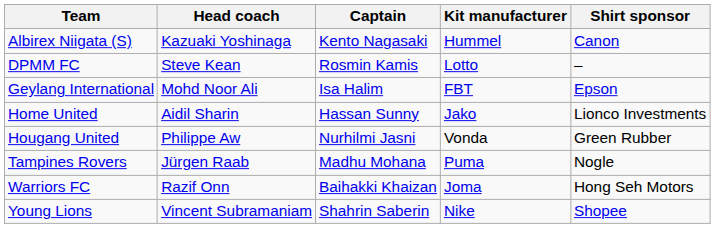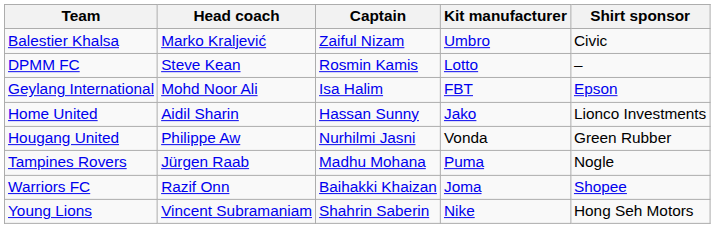- row: (70, 41)
+ row: (64, 41)
(634, 187) Hong Seh Motors -> (600, 187) Shopee
(600, 211) Shopee -> (634, 211) Hong Seh Motors
